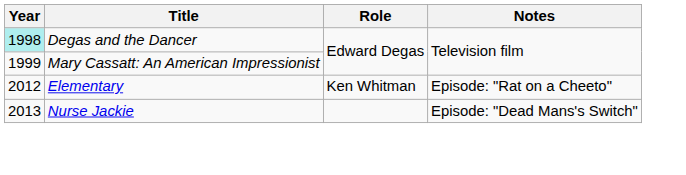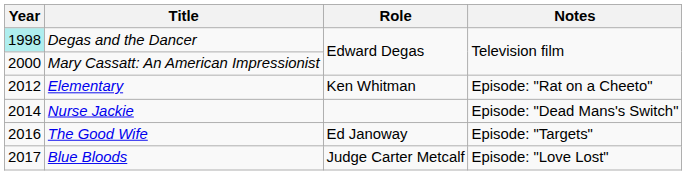(24, 63) 1999 -> (24, 63) 2000
(24, 110) 2013 -> (24, 110) 2014
+ row: (98, 134)
+ row: (88, 157)
